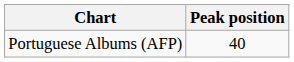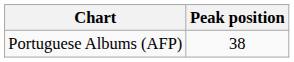(237, 43) 40 -> (237, 43) 38
